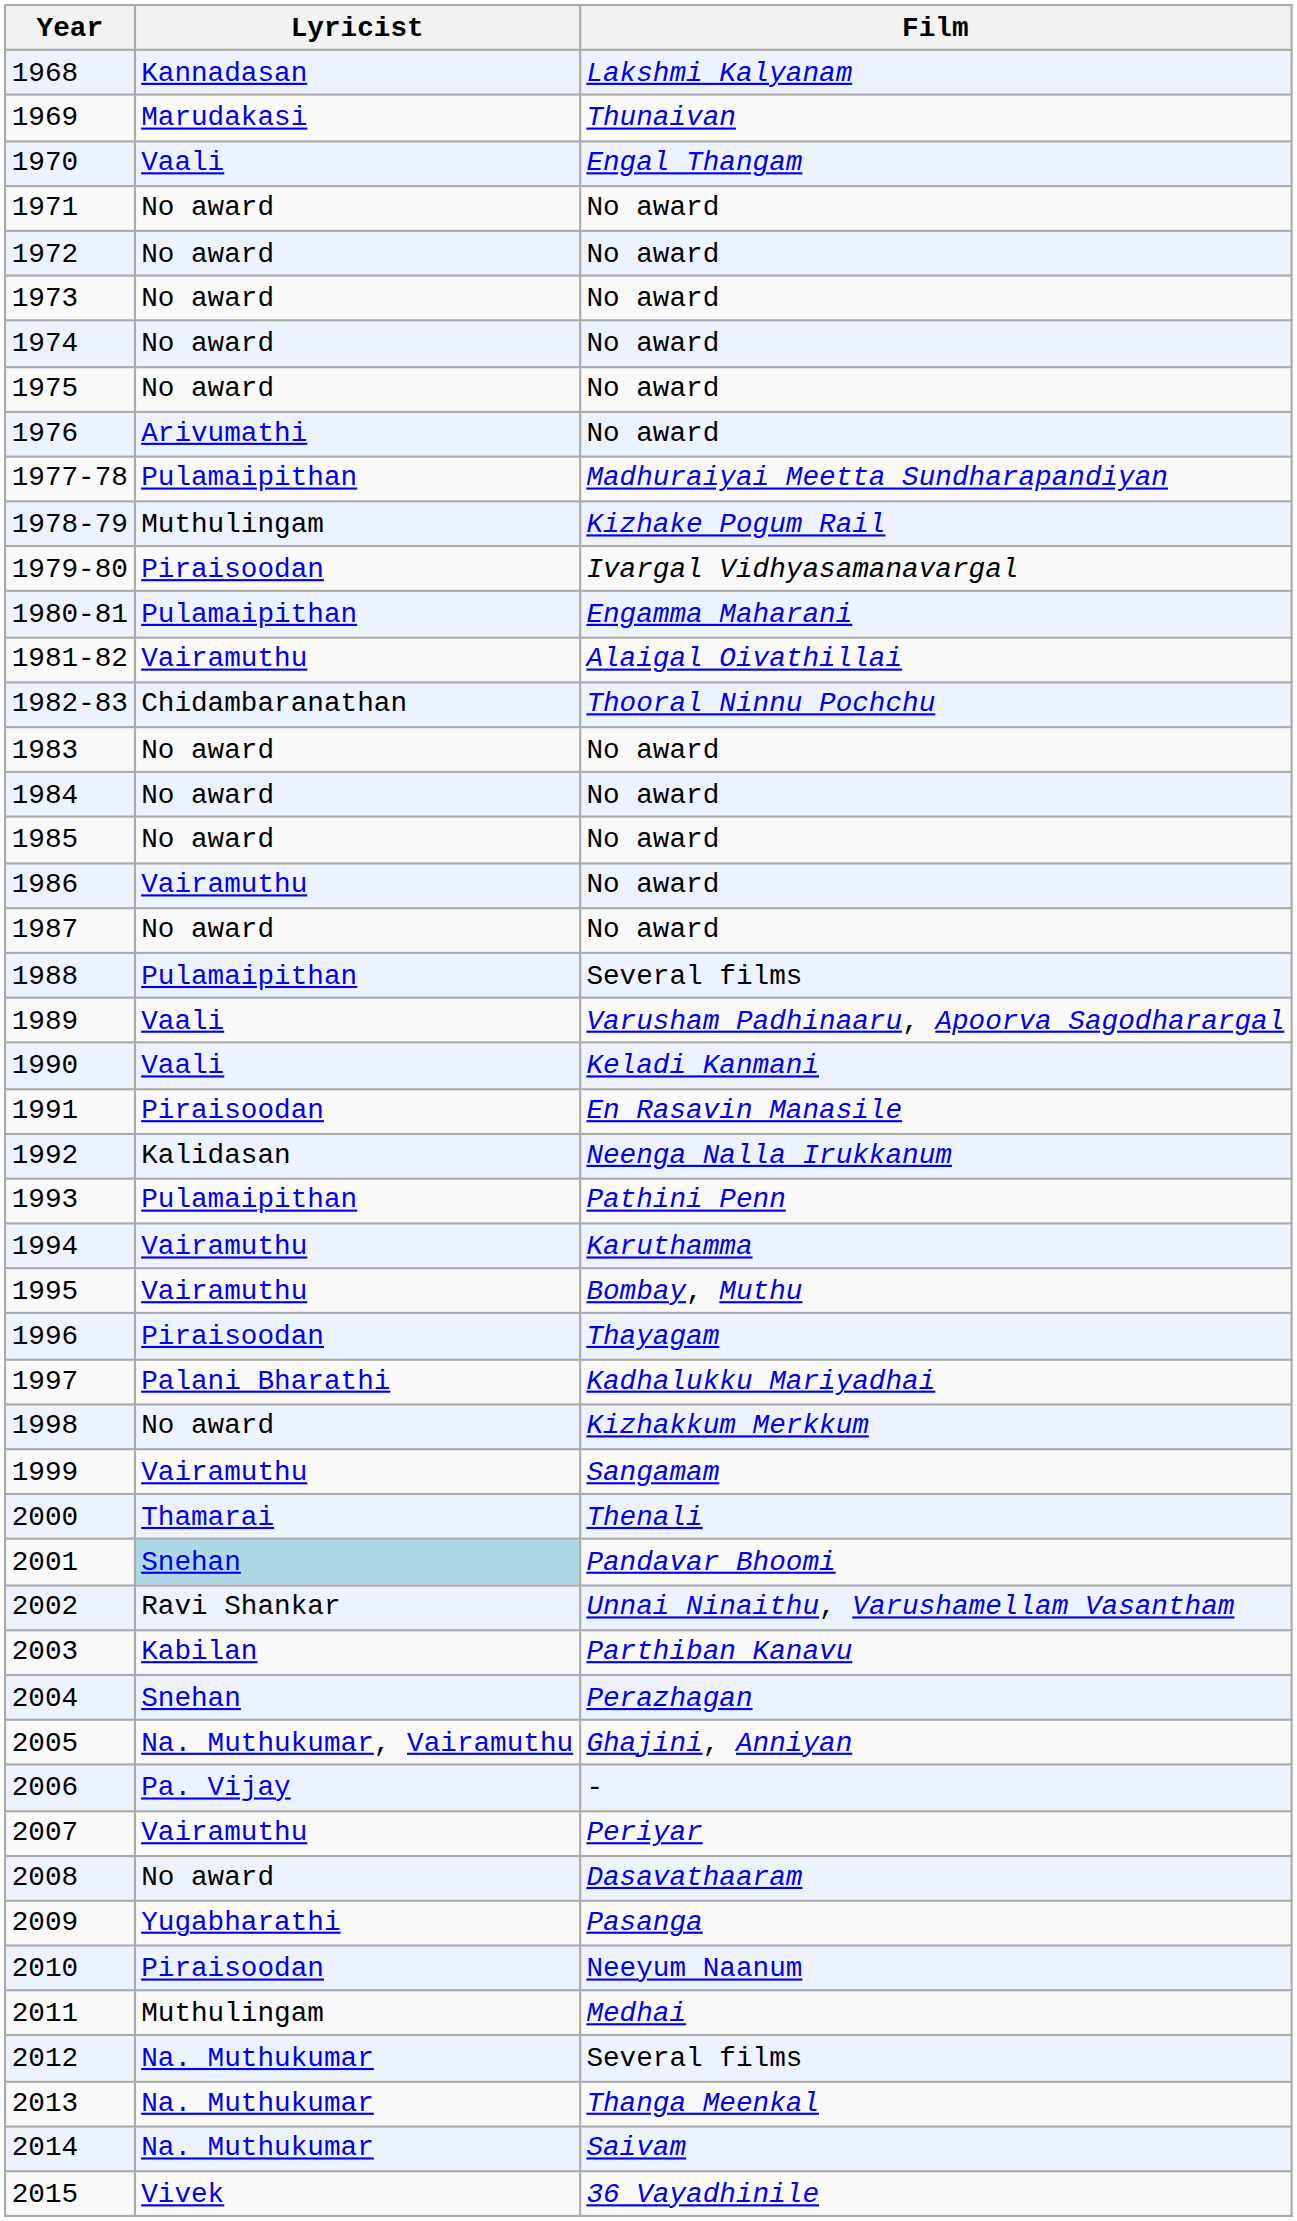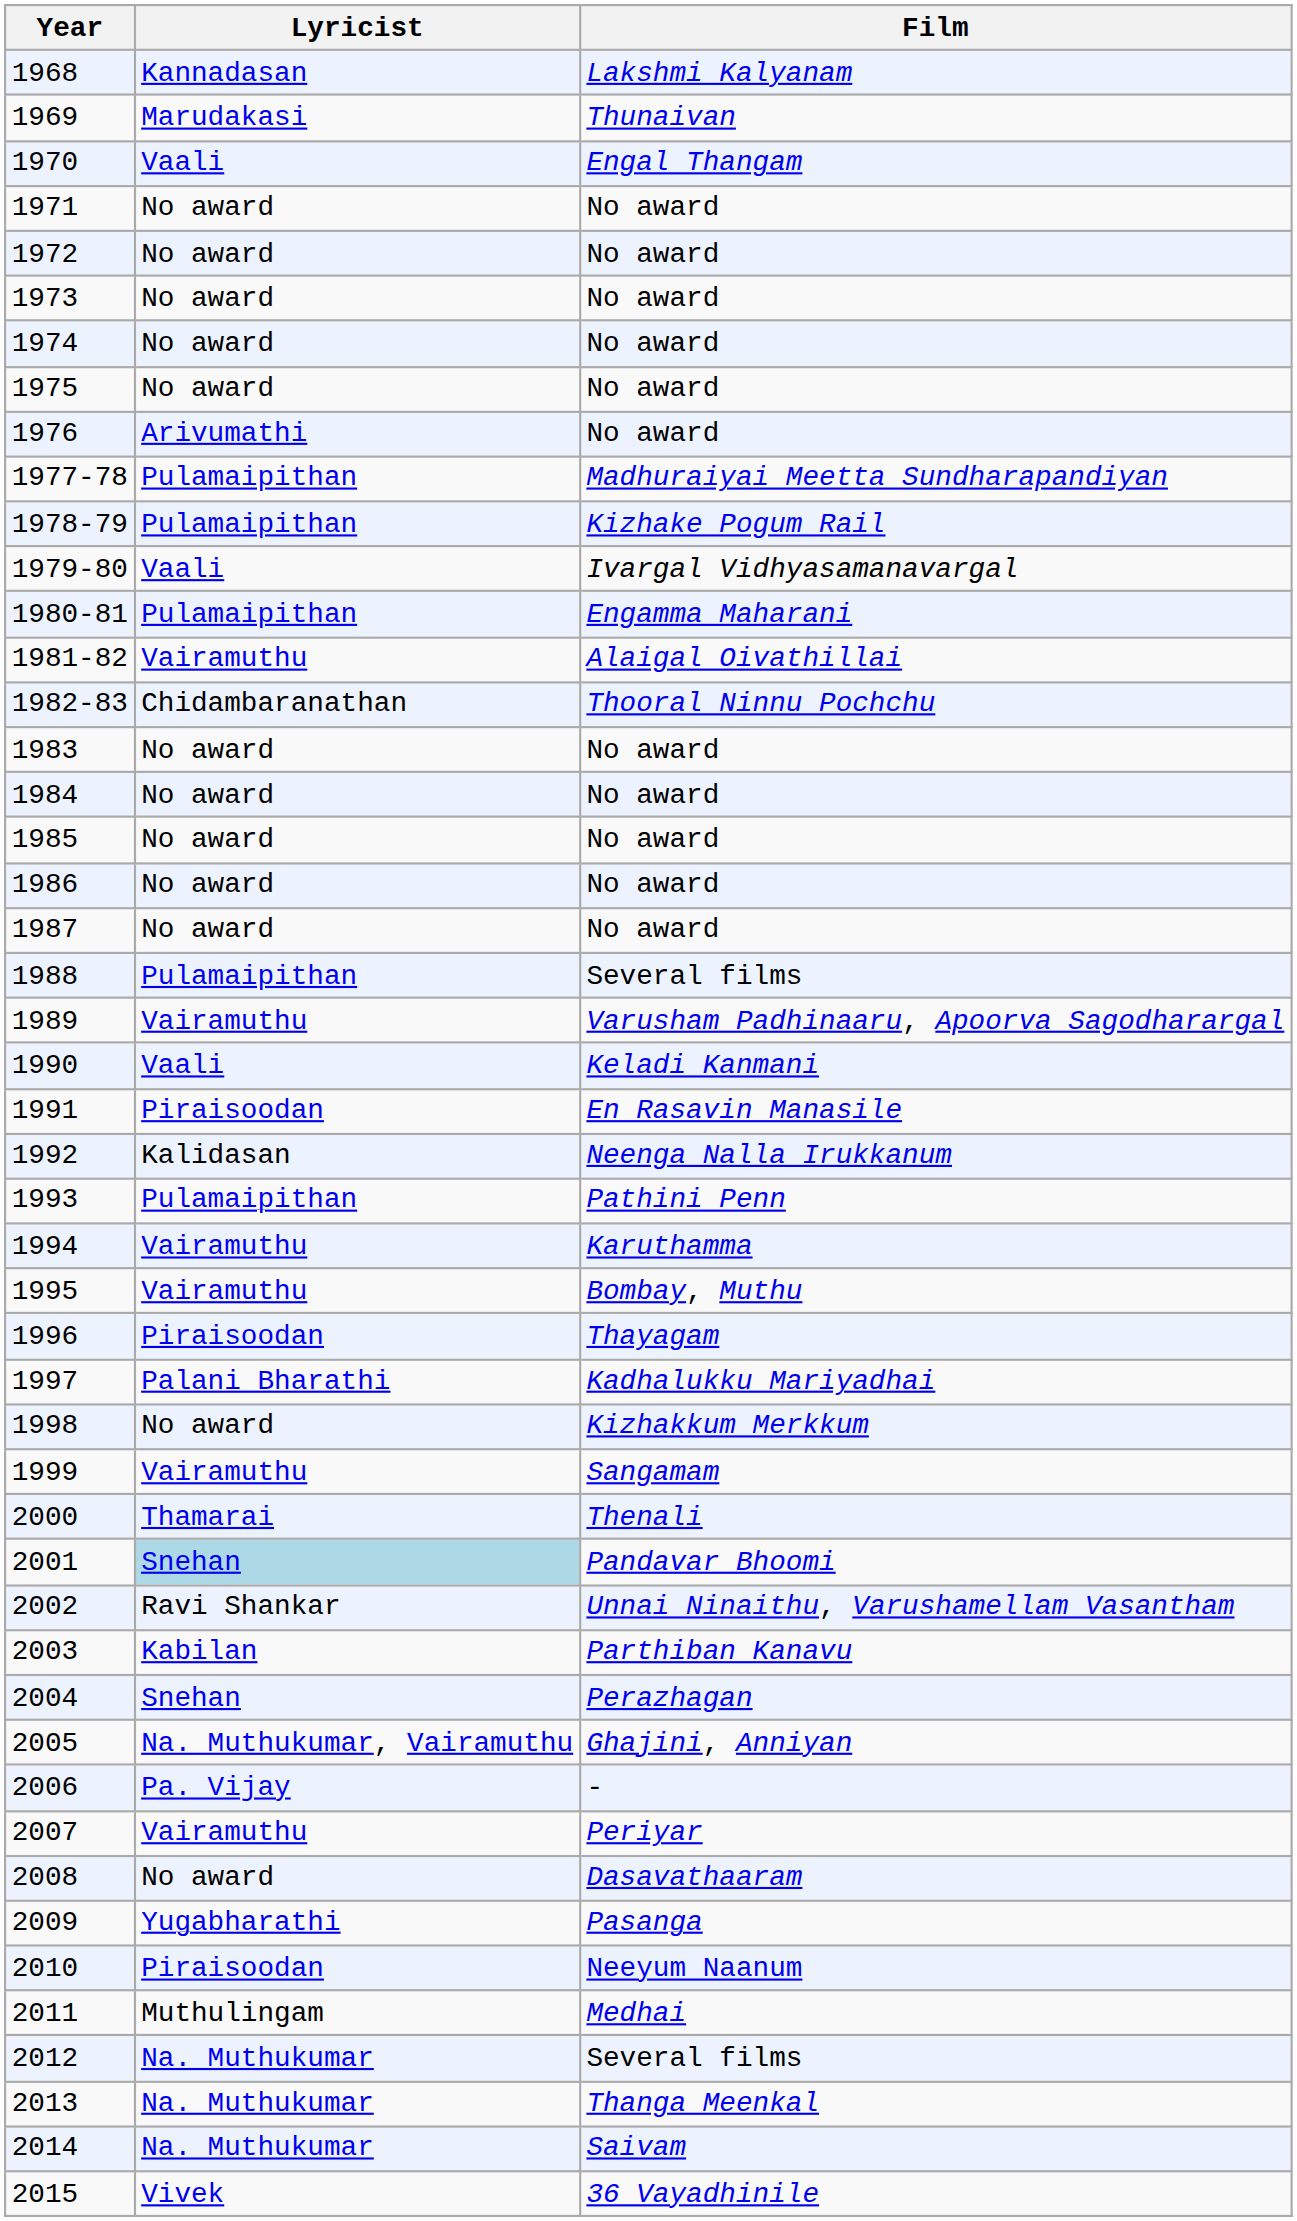(233, 524) Muthulingam -> (249, 524) Pulamaipithan
(233, 569) Piraisoodan -> (183, 569) Vaali
(224, 885) Vairamuthu -> (208, 885) No award
(183, 1020) Vaali -> (224, 1020) Vairamuthu
